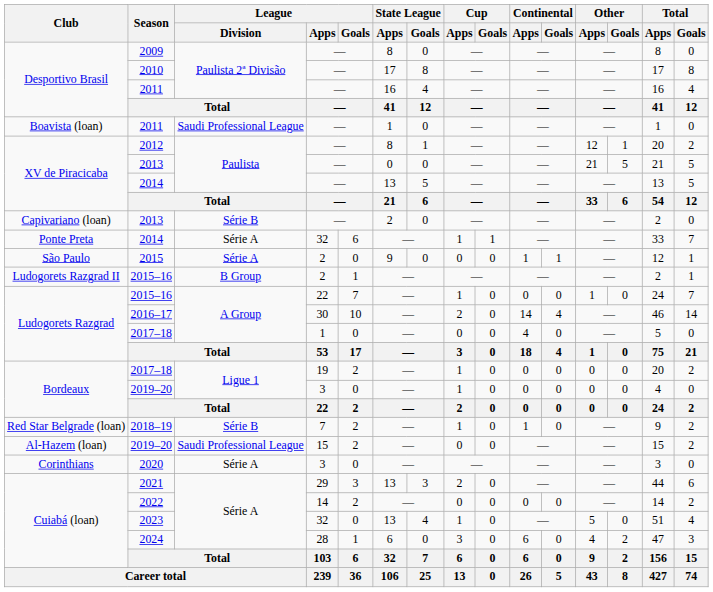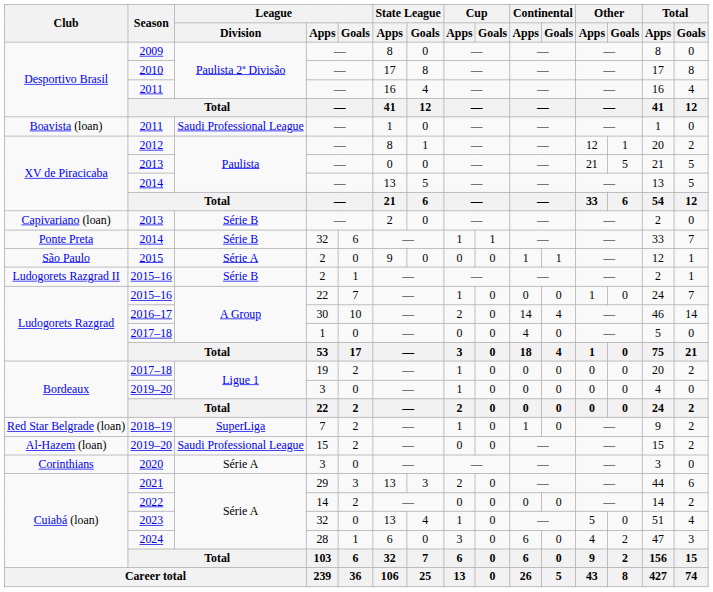(241, 239) Série A -> (241, 239) Série B
(241, 276) B Group -> (241, 276) Série B
(241, 426) Série B -> (241, 426) SuperLiga
